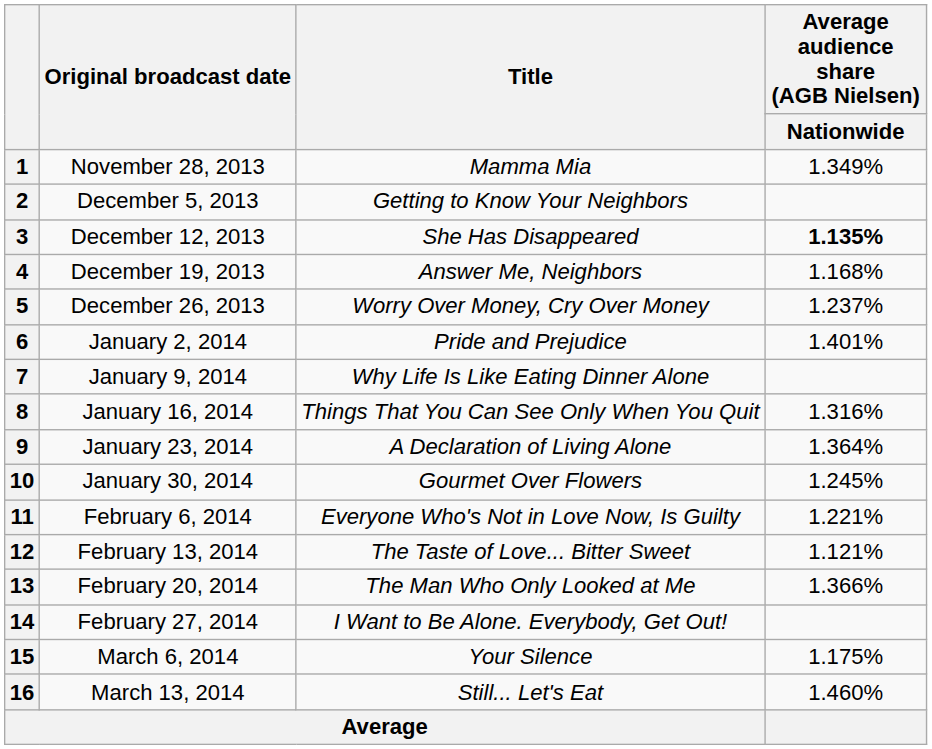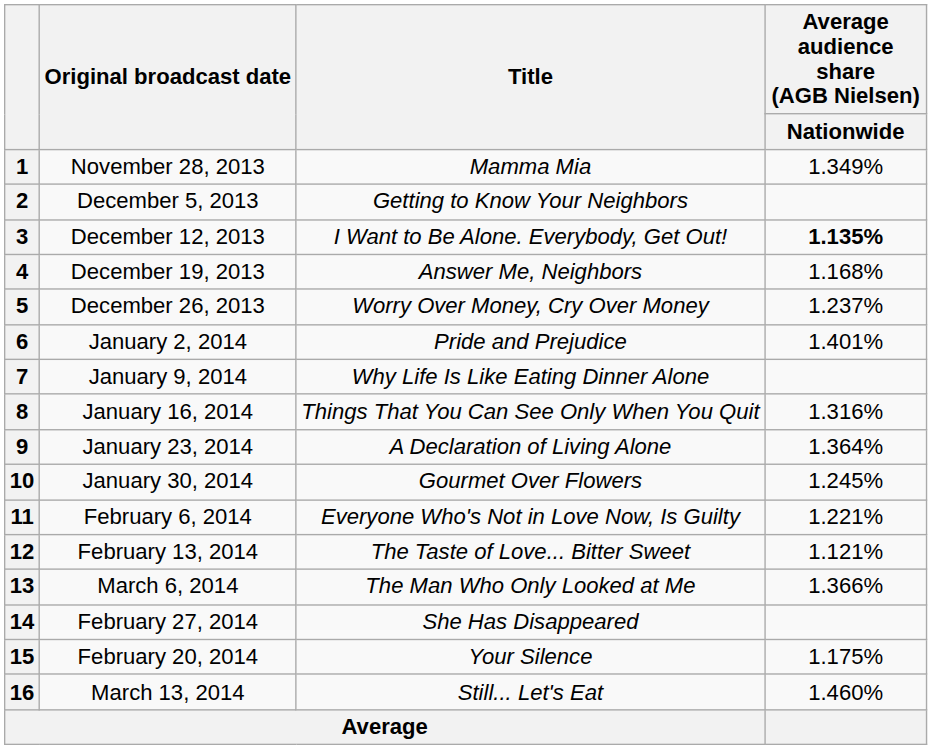(530, 236) She Has Disappeared -> (530, 236) I Want to Be Alone. Everybody, Get Out!
(168, 586) February 20, 2014 -> (168, 586) March 6, 2014
(530, 621) I Want to Be Alone. Everybody, Get Out! -> (530, 621) She Has Disappeared
(168, 656) March 6, 2014 -> (168, 656) February 20, 2014
